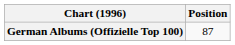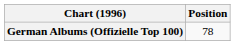(208, 31) 87 -> (208, 31) 78
